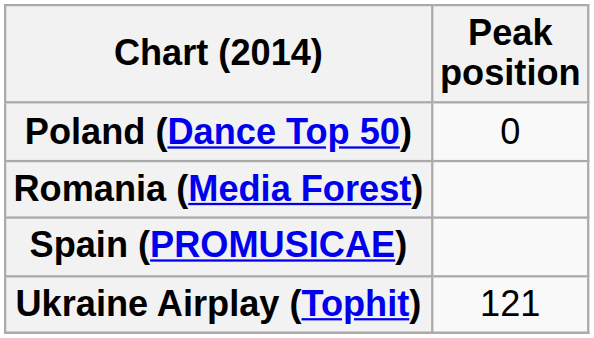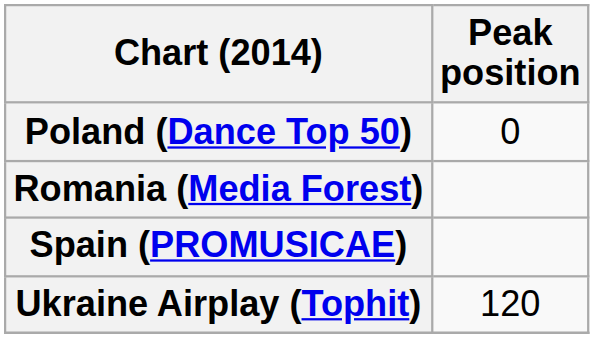(510, 303) 121 -> (510, 303) 120
